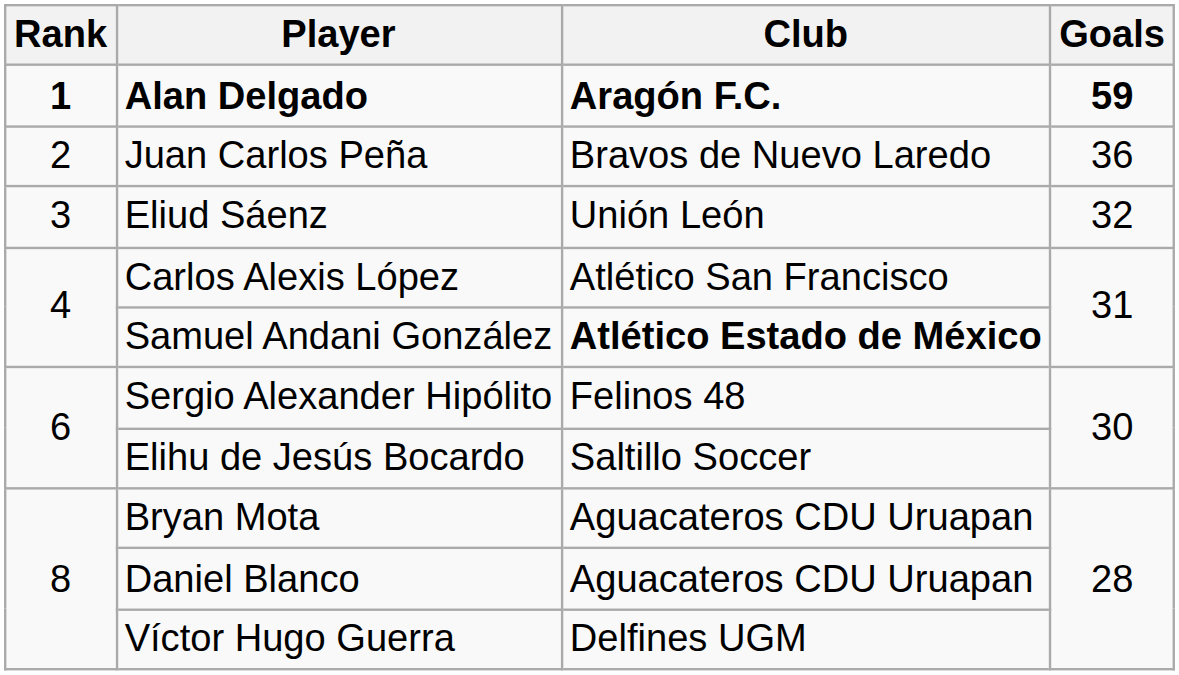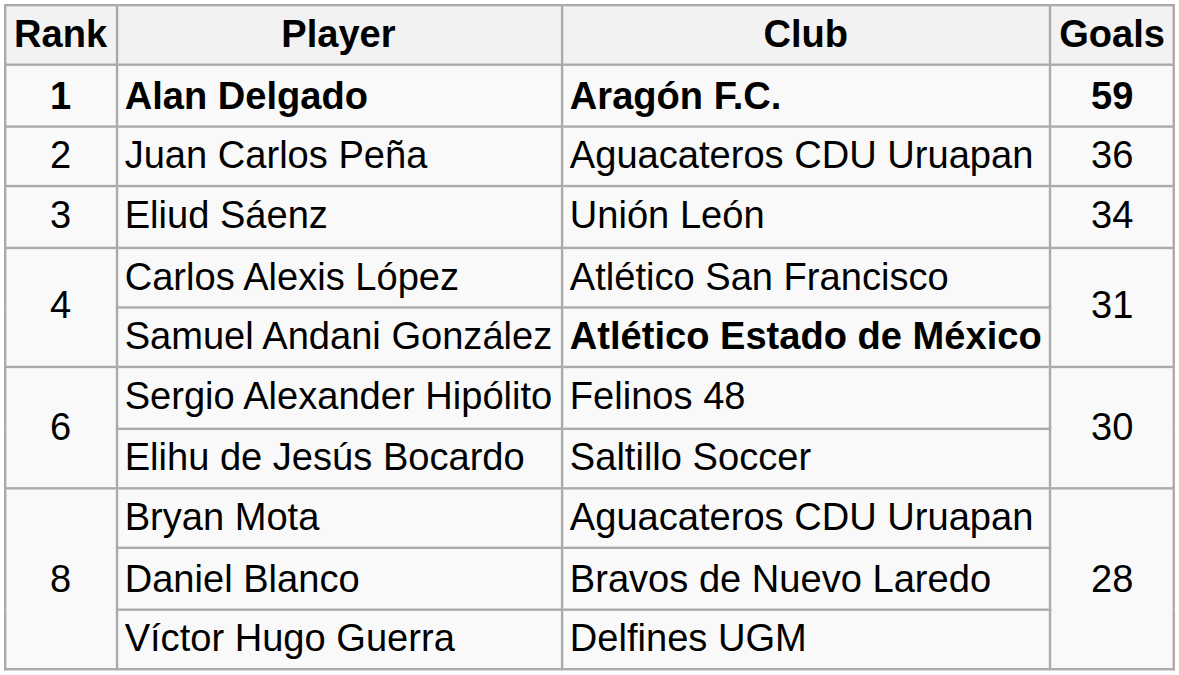(780, 155) Bravos de Nuevo Laredo -> (802, 155) Aguacateros CDU Uruapan
(1112, 215) 32 -> (1112, 215) 34
(802, 578) Aguacateros CDU Uruapan -> (780, 578) Bravos de Nuevo Laredo
